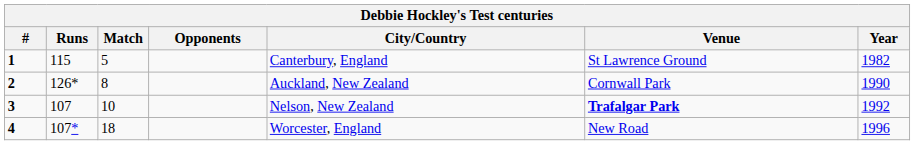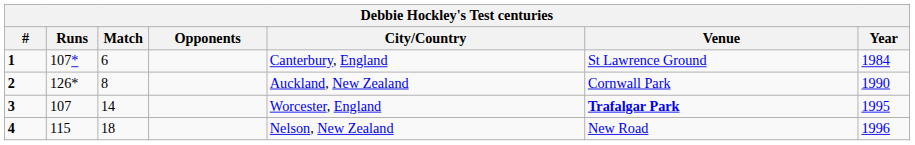(60, 60) 115 -> (64, 60) 107*
(105, 60) 5 -> (105, 60) 6
(876, 60) 1982 -> (876, 60) 1984
(108, 106) 10 -> (108, 106) 14
(332, 106) Nelson, New Zealand -> (326, 106) Worcester, England
(876, 106) 1992 -> (876, 106) 1995
(64, 128) 107* -> (60, 128) 115
(326, 128) Worcester, England -> (332, 128) Nelson, New Zealand
